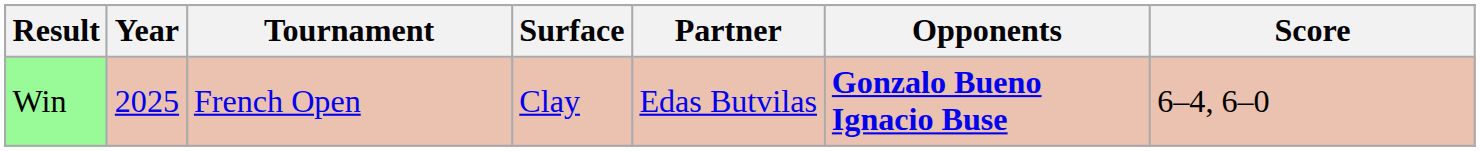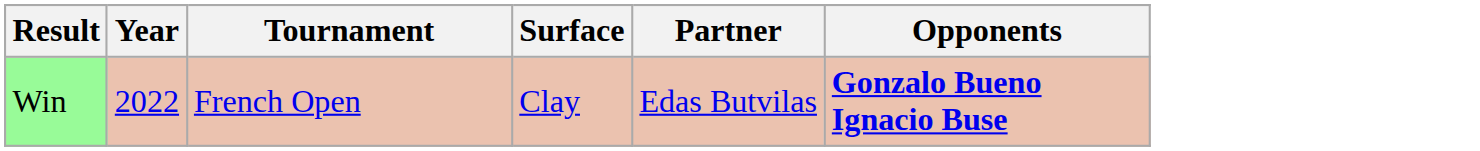- column: (1312, 30)
(147, 100) 2025 -> (147, 100) 2022
